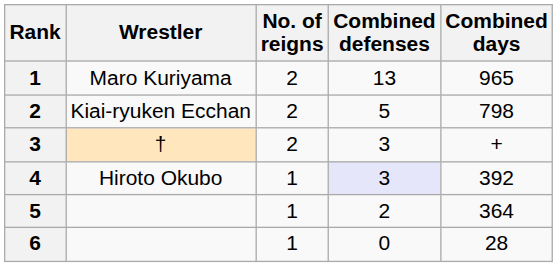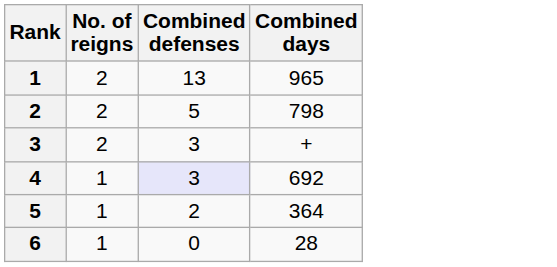- column: (161, 32)
(497, 177) 392 -> (306, 177) 692
